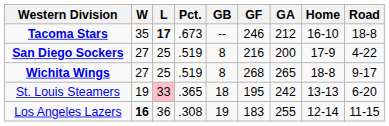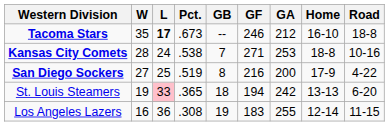+ row: (68, 53)
- row: (68, 73)
(254, 92) 195 -> (254, 92) 194
(142, 112) bold -> (142, 112) normal
